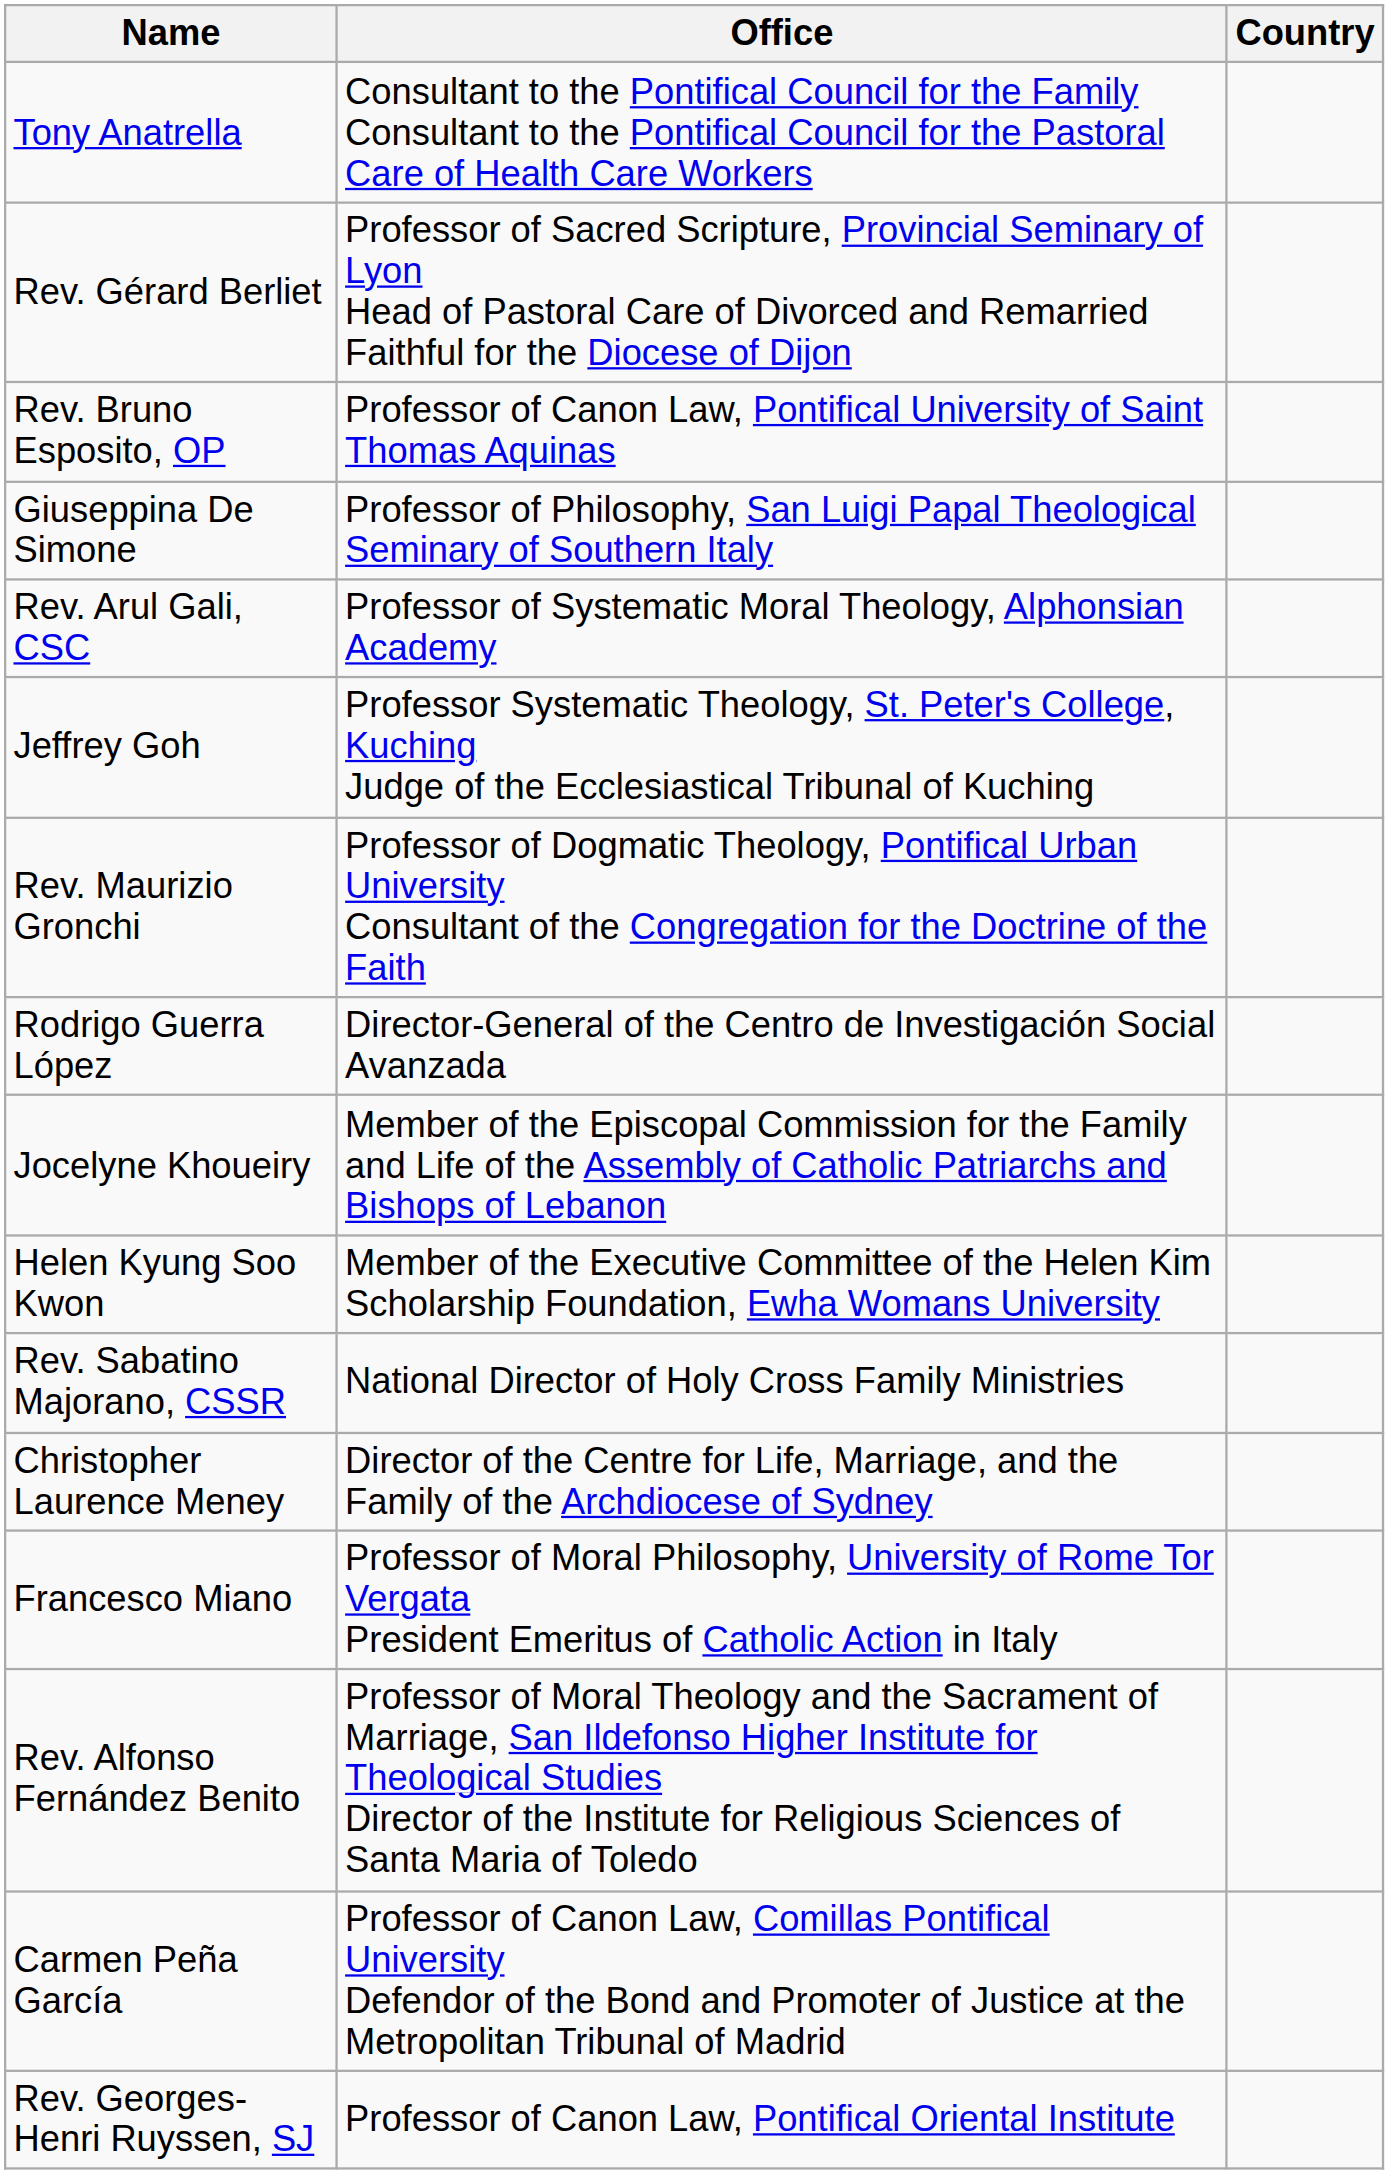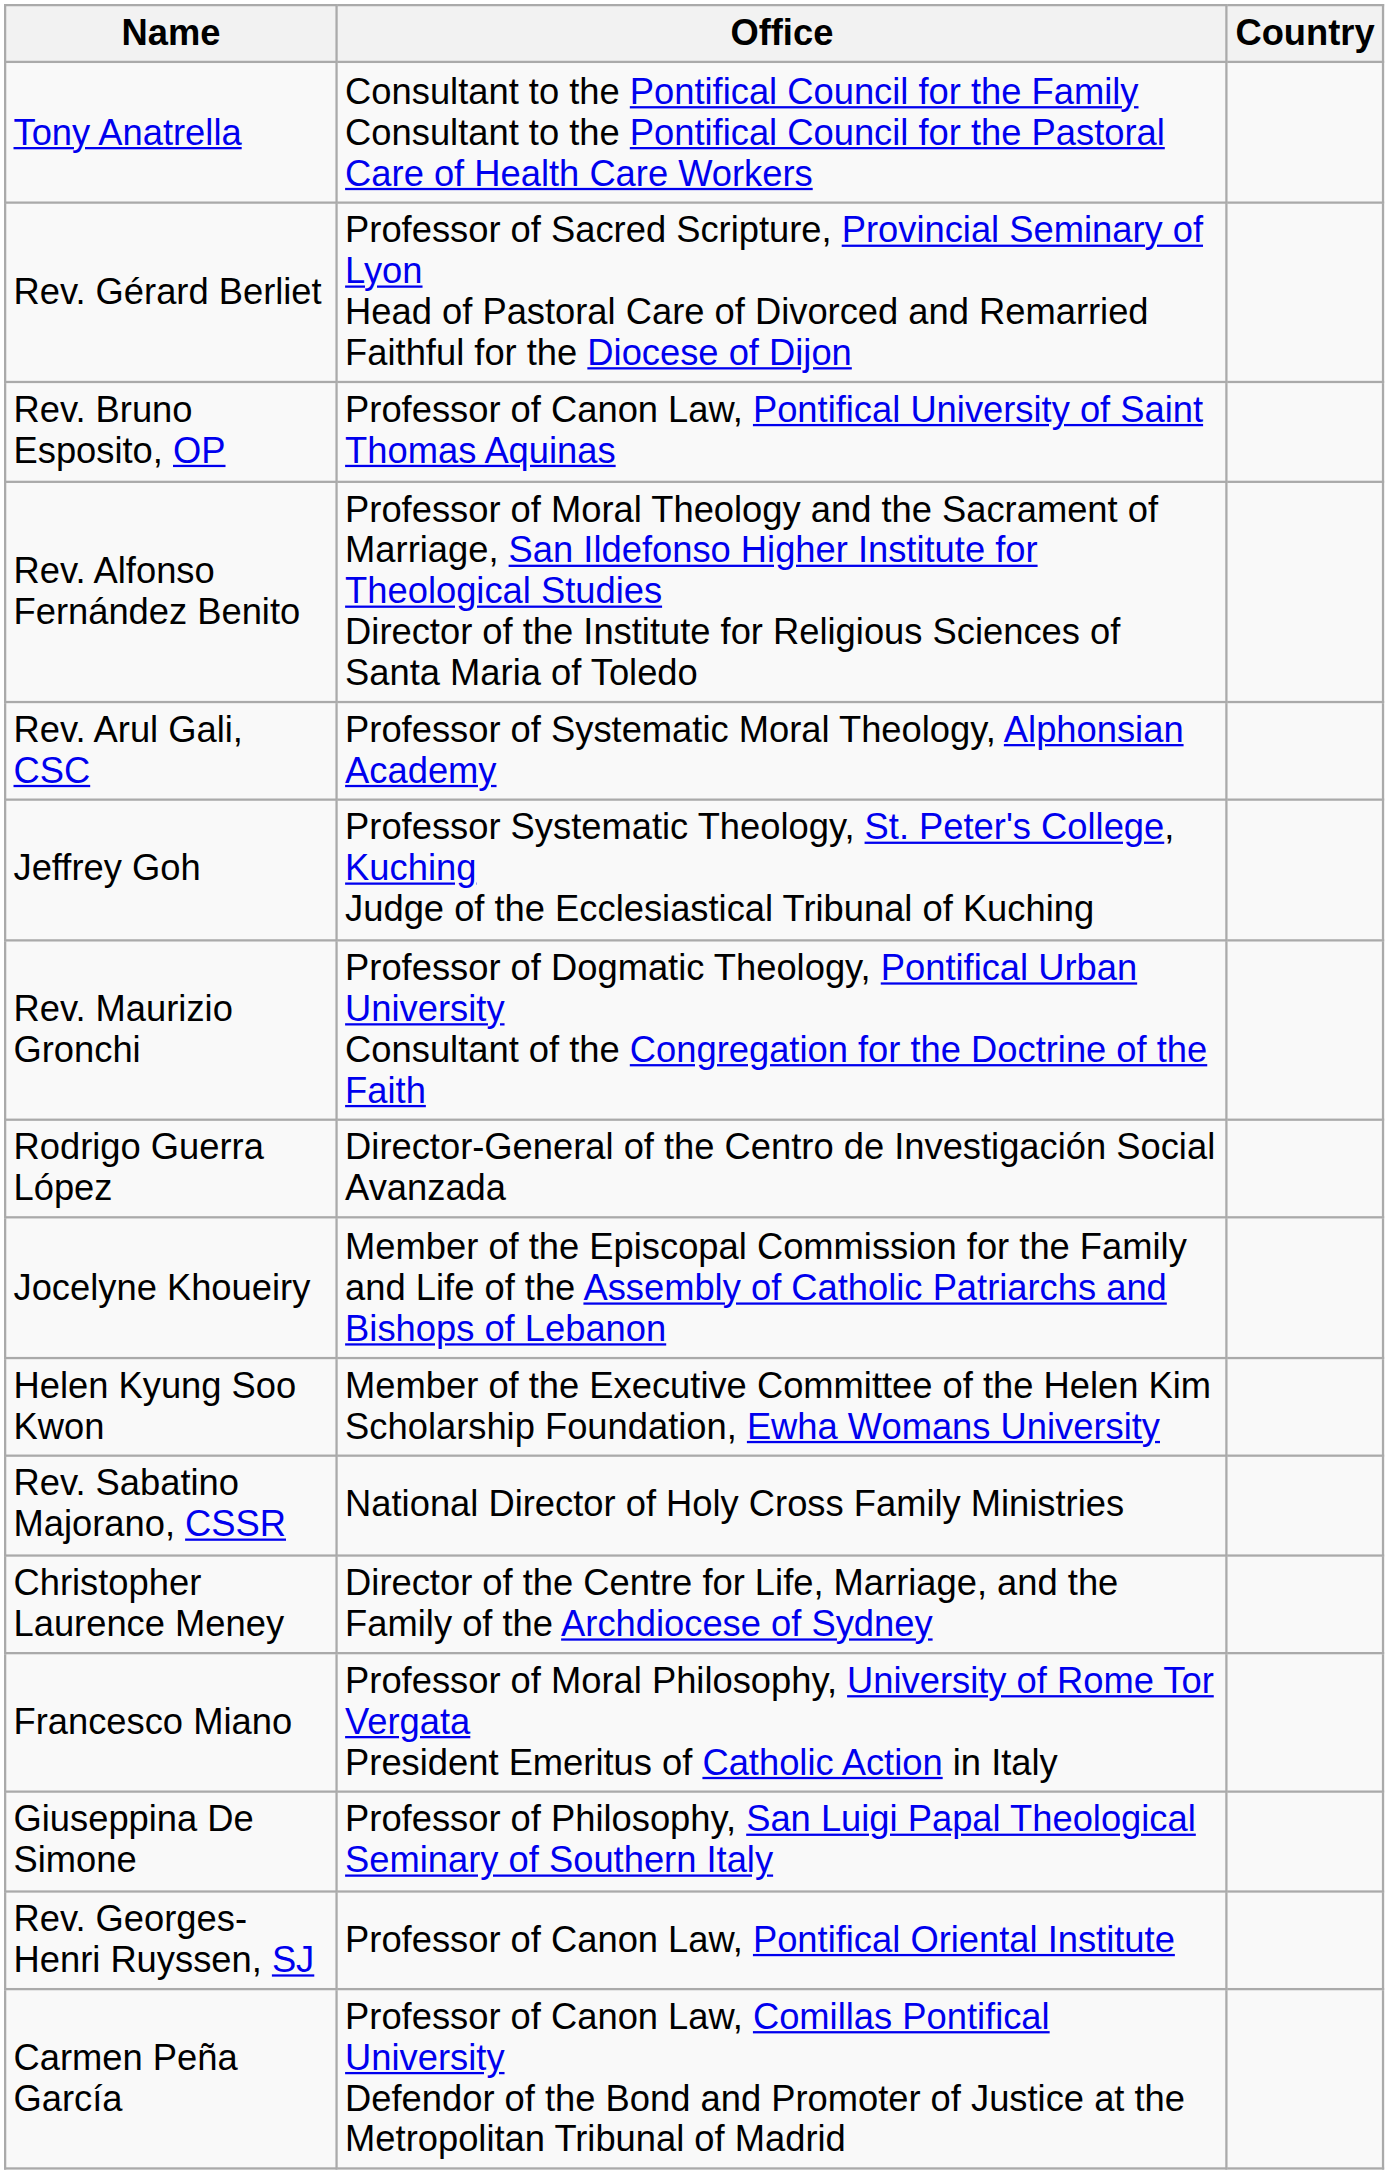rows swapped: (157, 1779) <-> (134, 529)
rows swapped: (126, 1980) <-> (164, 2119)
